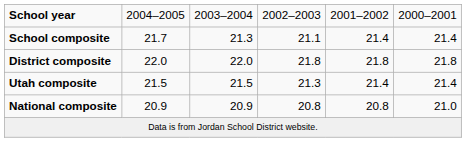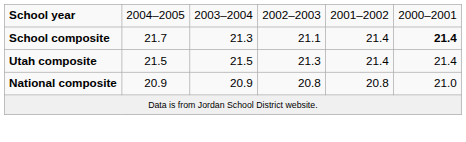(445, 38) normal -> (445, 38) bold
- row: (60, 61)
